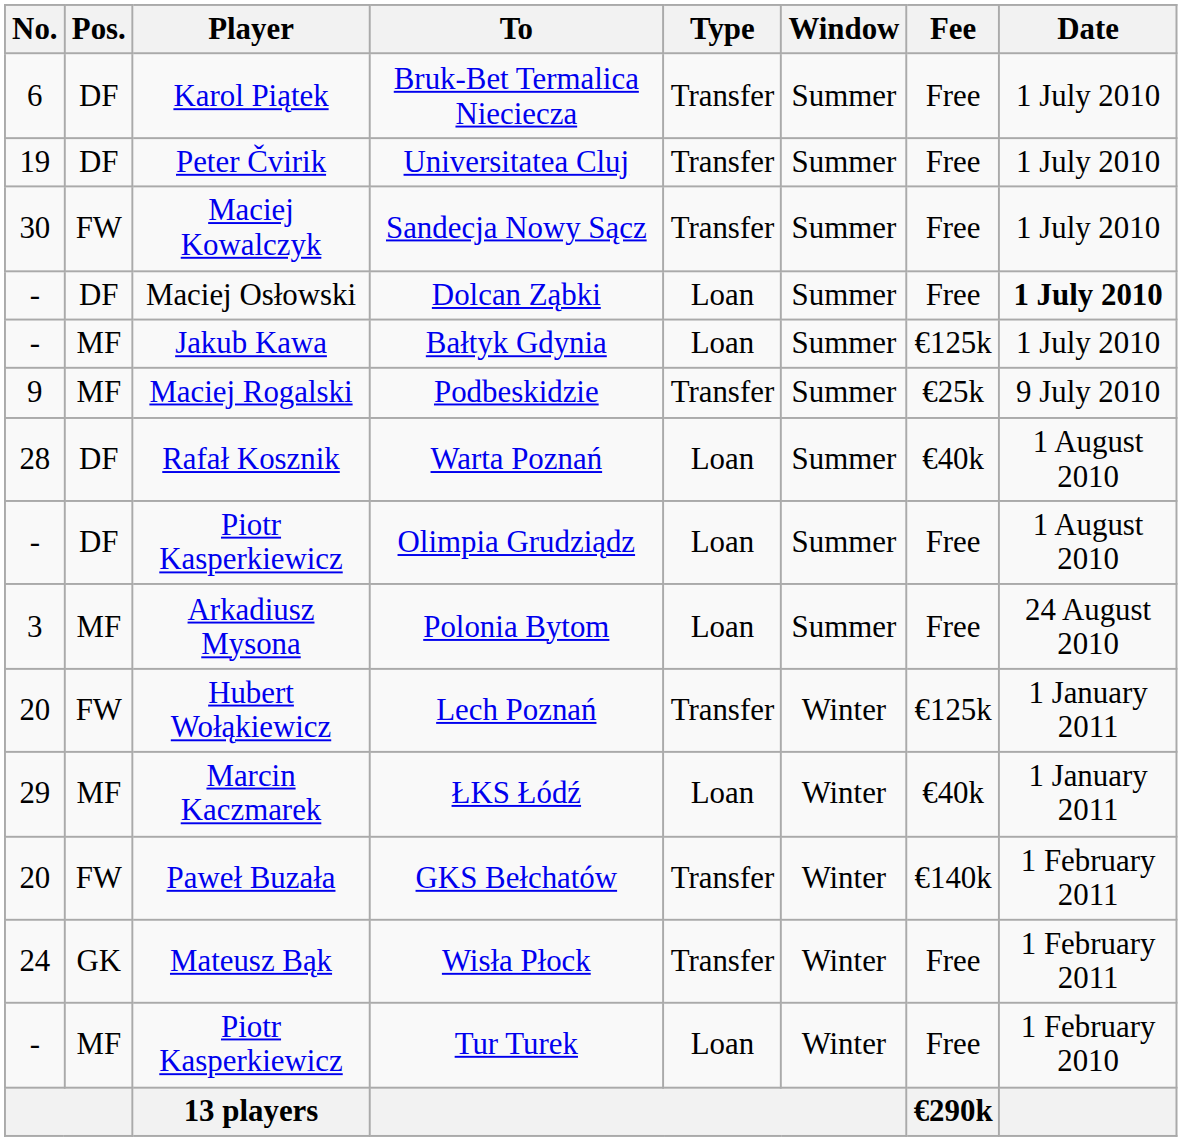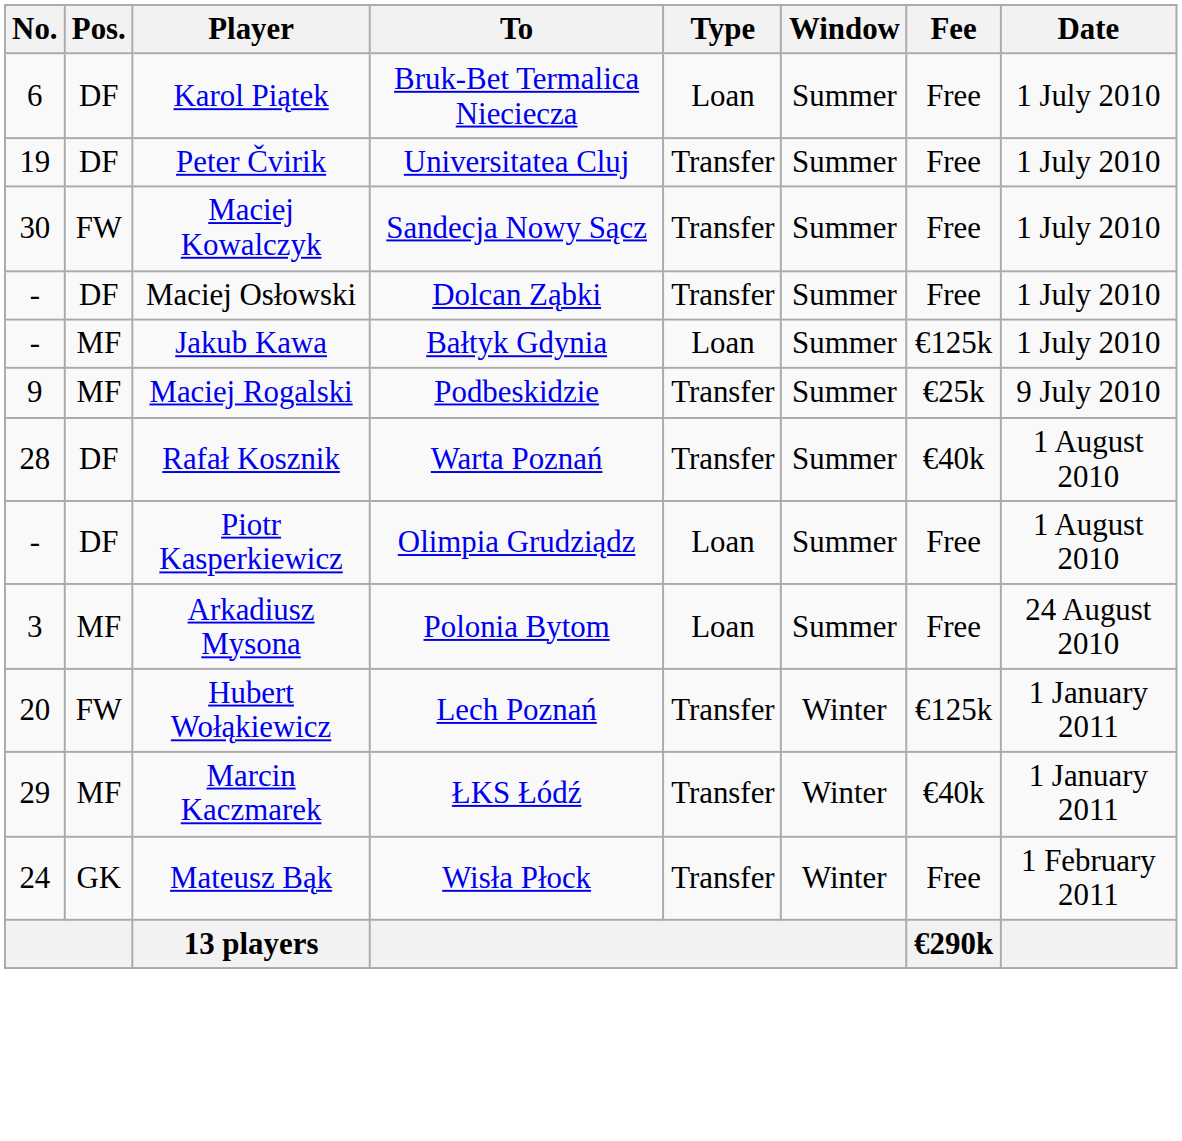(722, 95) Transfer -> (723, 95) Loan
(722, 294) Loan -> (723, 294) Transfer
(1088, 294) bold -> (1088, 294) normal
(722, 458) Loan -> (723, 458) Transfer
(722, 793) Loan -> (723, 793) Transfer
- row: (516, 877)
- row: (516, 1044)
